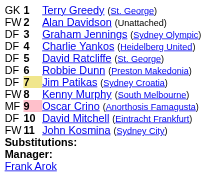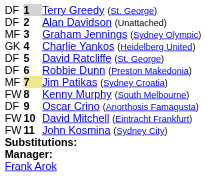(12, 10) GK -> (12, 10) DF
(26, 10) no background -> (26, 10) lightgrey background
(13, 22) FW -> (12, 22) DF
(12, 34) DF -> (12, 34) MF
(12, 46) DF -> (12, 46) GK
(12, 82) DF -> (12, 82) MF
(12, 106) MF -> (12, 106) DF
(26, 106) pink background -> (26, 106) no background
(12, 118) DF -> (13, 118) FW
